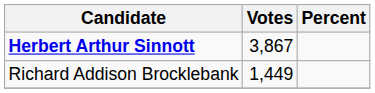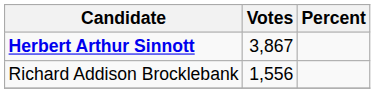(271, 74) 1,449 -> (271, 74) 1,556
